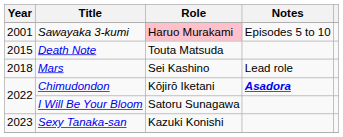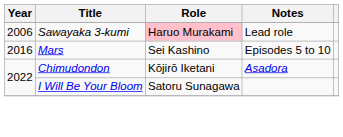(20, 31) 2001 -> (20, 31) 2006
(288, 31) Episodes 5 to 10 -> (269, 31) Lead role
- row: (67, 50)
(20, 68) 2018 -> (20, 50) 2016
(269, 68) Lead role -> (288, 50) Episodes 5 to 10
(268, 86) bold -> (266, 68) normal
- row: (82, 123)
